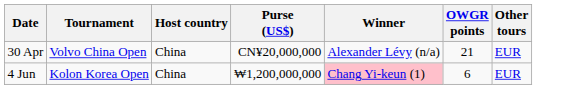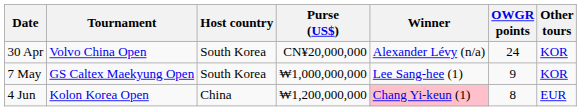(171, 52) China -> (233, 52) South Korea
(467, 52) 21 -> (513, 52) 24
(508, 52) EUR -> (554, 52) KOR
+ row: (24, 74)
(467, 74) 6 -> (513, 95) 8
